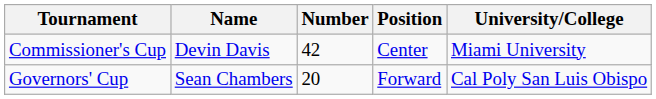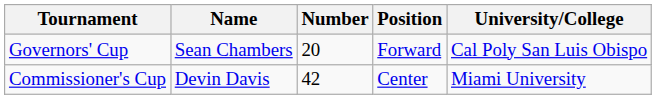rows swapped: (87, 49) <-> (69, 79)
